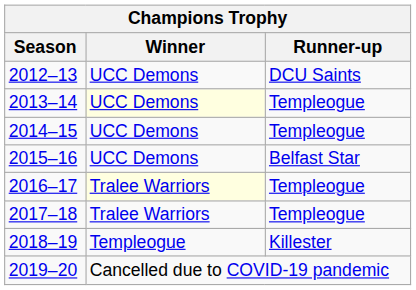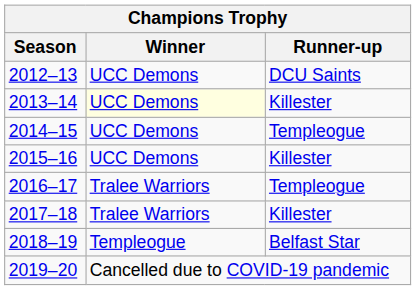(317, 102) Templeogue -> (300, 102) Killester
(314, 158) Belfast Star -> (300, 158) Killester
(150, 186) lightyellow background -> (150, 186) no background
(317, 214) Templeogue -> (300, 214) Killester
(300, 242) Killester -> (314, 242) Belfast Star
